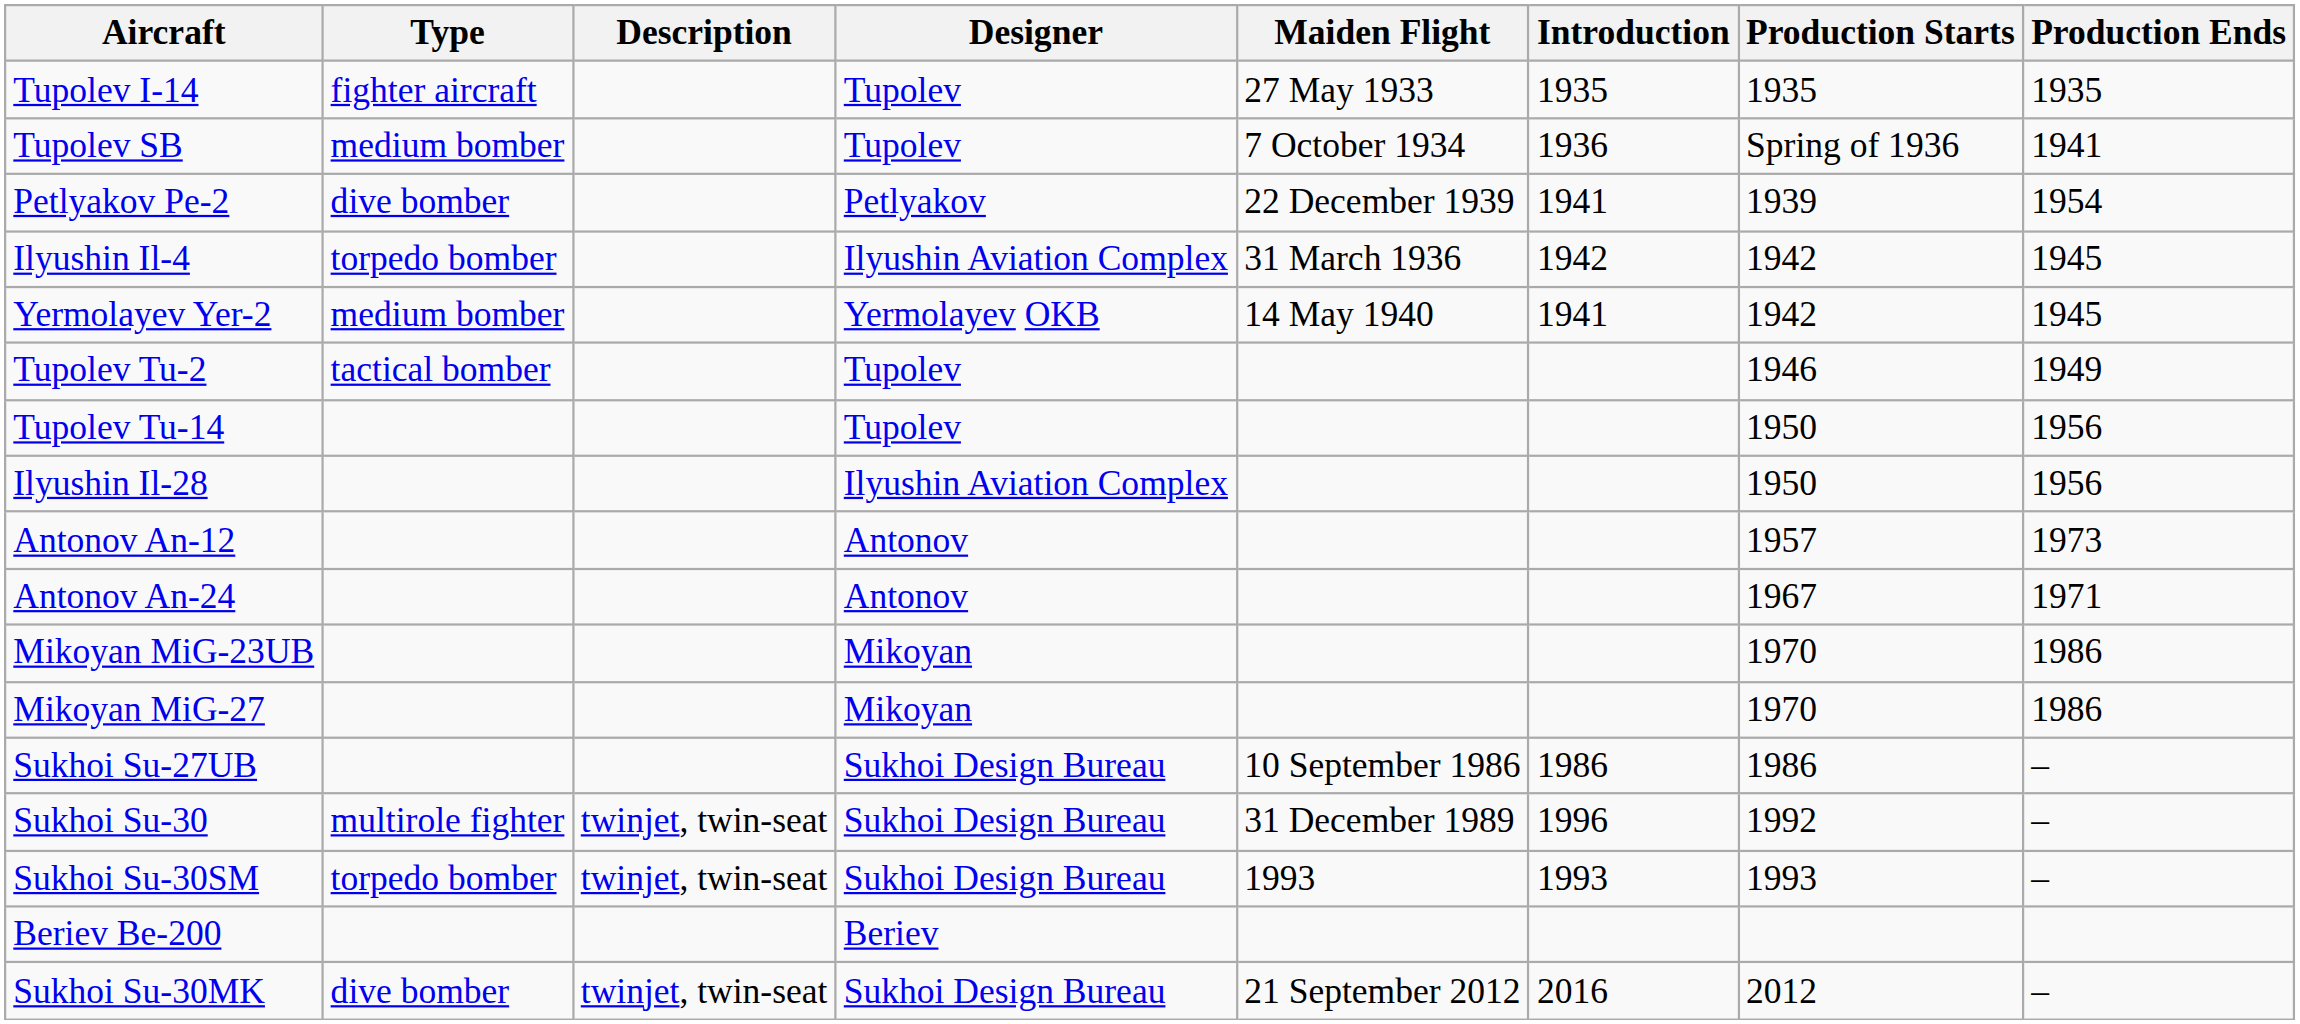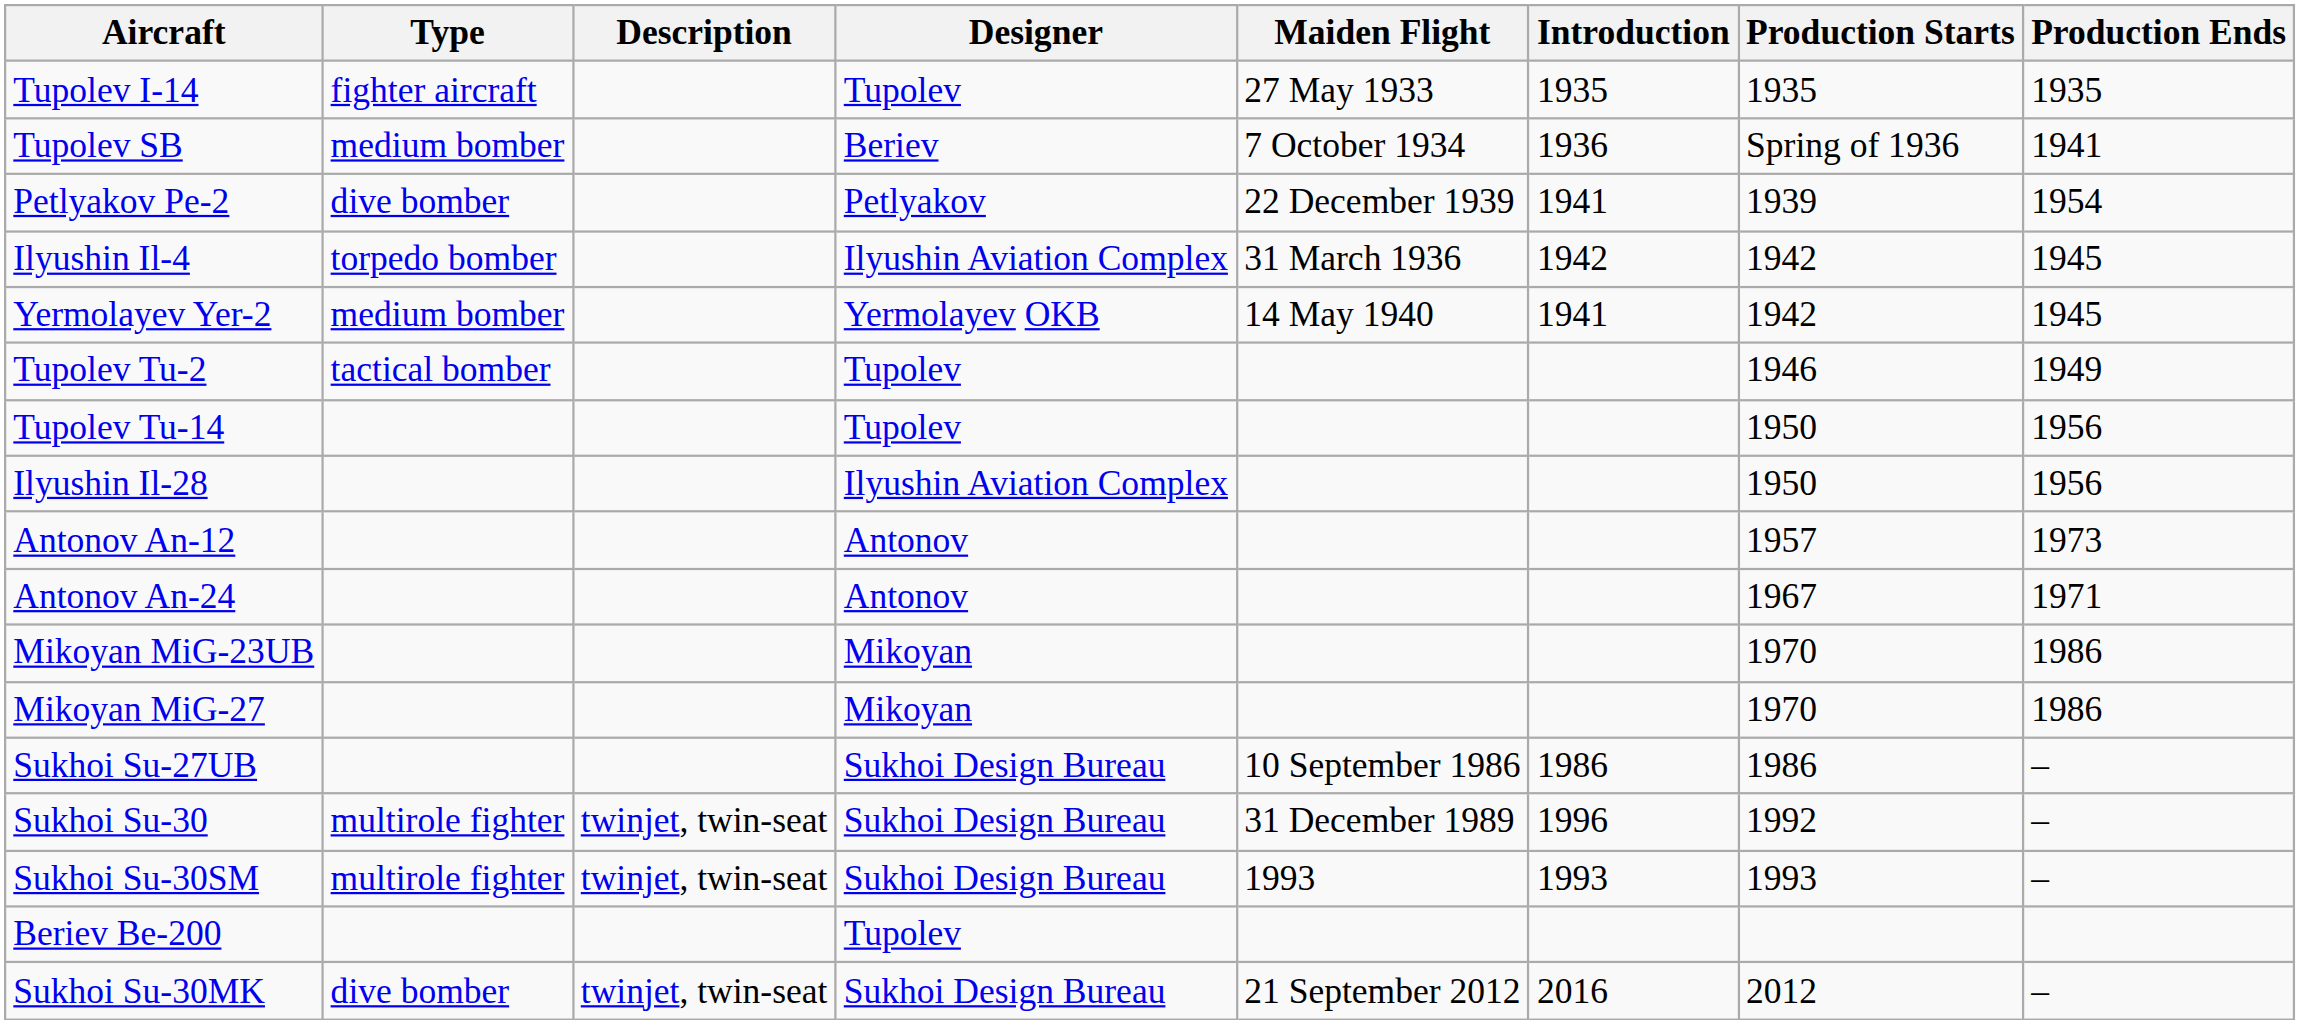(902, 145) Tupolev -> (891, 145) Beriev
(444, 877) torpedo bomber -> (448, 877) multirole fighter
(891, 933) Beriev -> (902, 933) Tupolev
